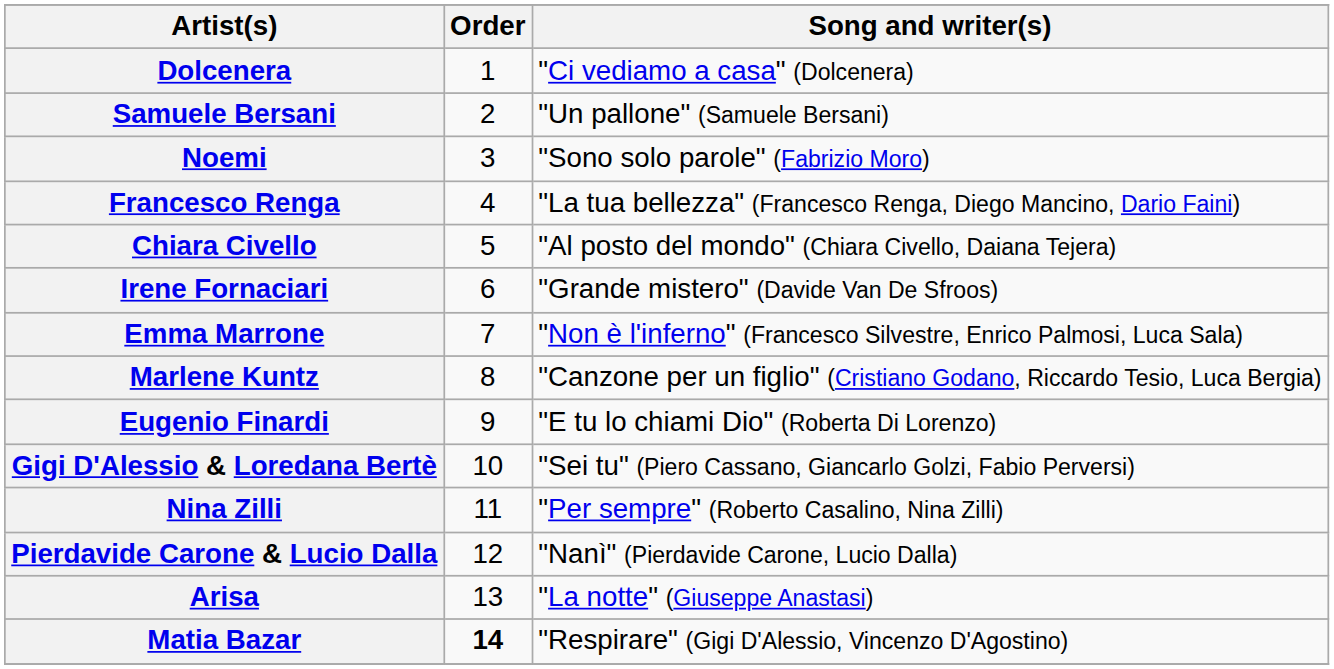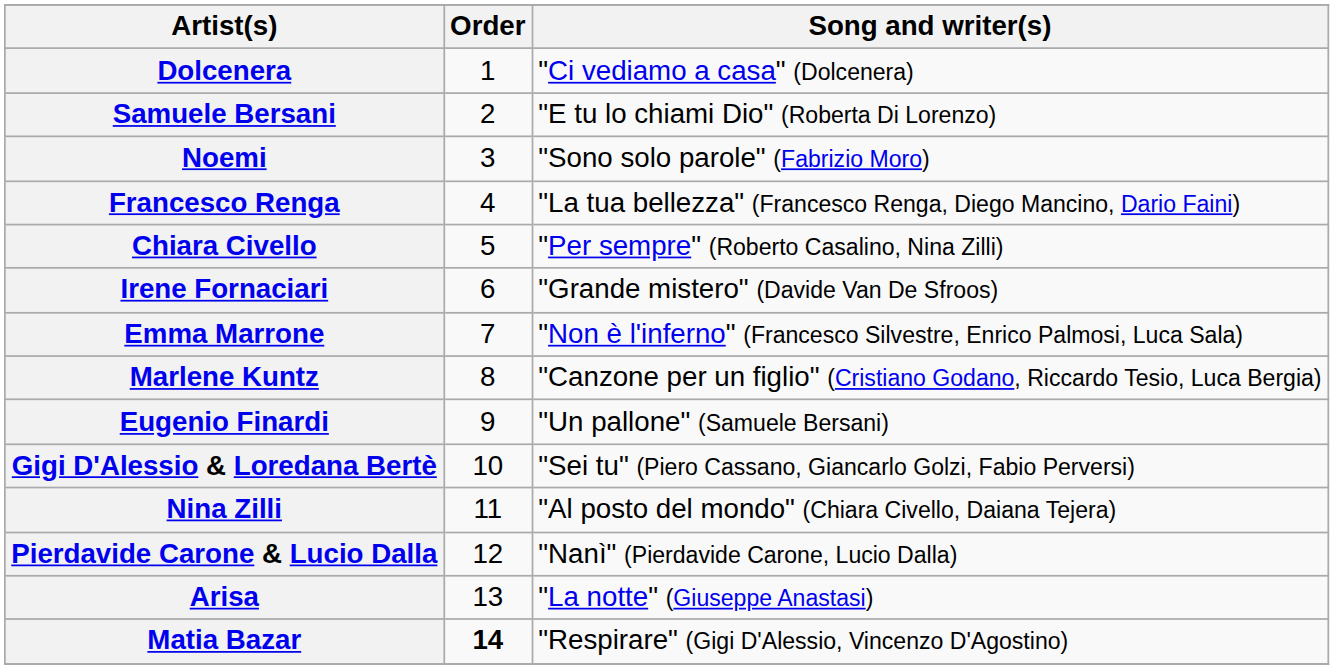(714, 114) "Un pallone" (Samuele Bersani) -> (767, 114) "E tu lo chiami Dio" (Roberta Di Lorenzo)
(827, 245) "Al posto del mondo" (Chiara Civello, Daiana Tejera) -> (771, 245) "Per sempre" (Roberto Casalino, Nina Zilli)
(767, 421) "E tu lo chiami Dio" (Roberta Di Lorenzo) -> (714, 421) "Un pallone" (Samuele Bersani)
(771, 509) "Per sempre" (Roberto Casalino, Nina Zilli) -> (827, 509) "Al posto del mondo" (Chiara Civello, Daiana Tejera)
